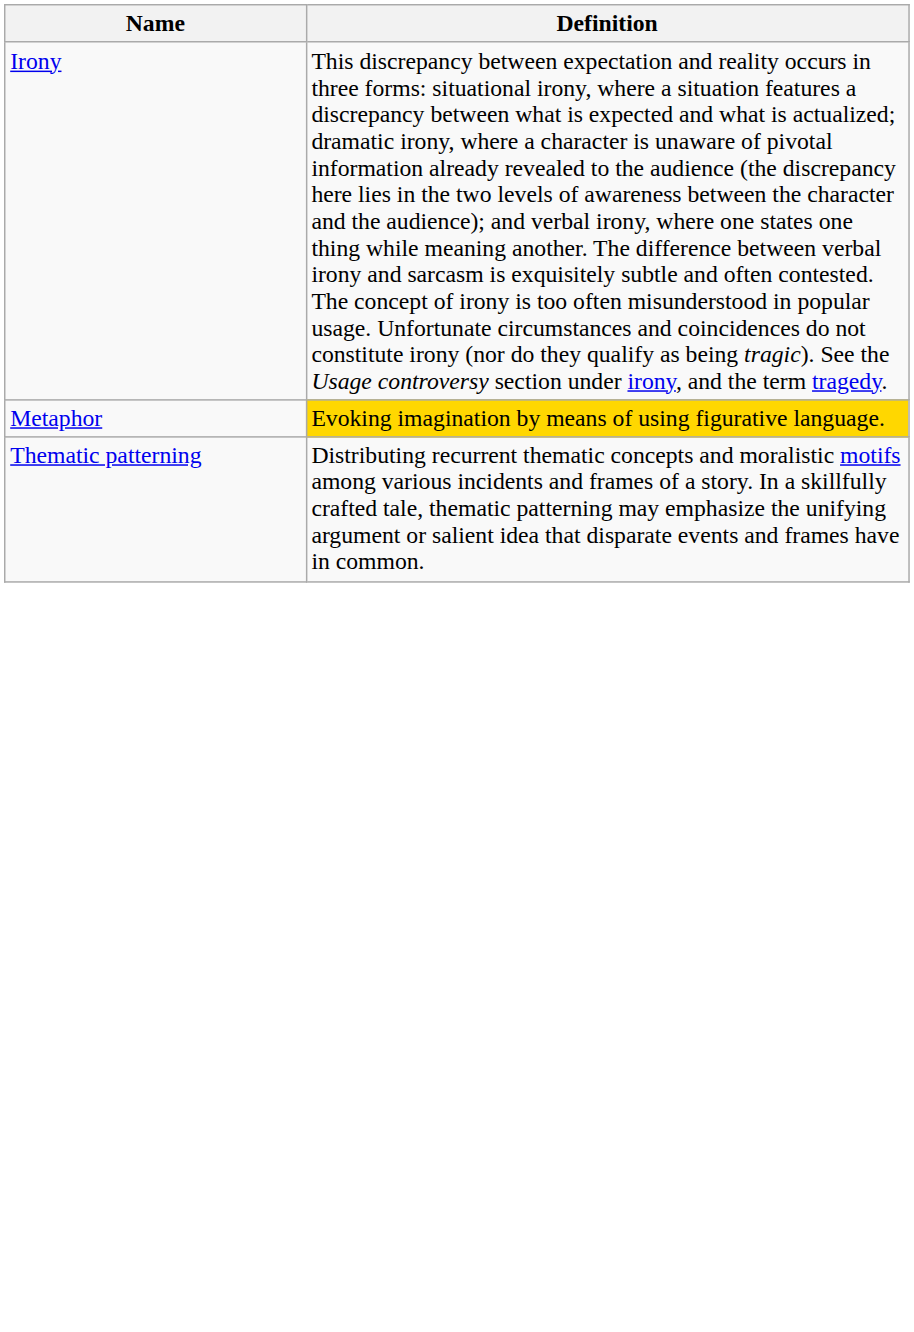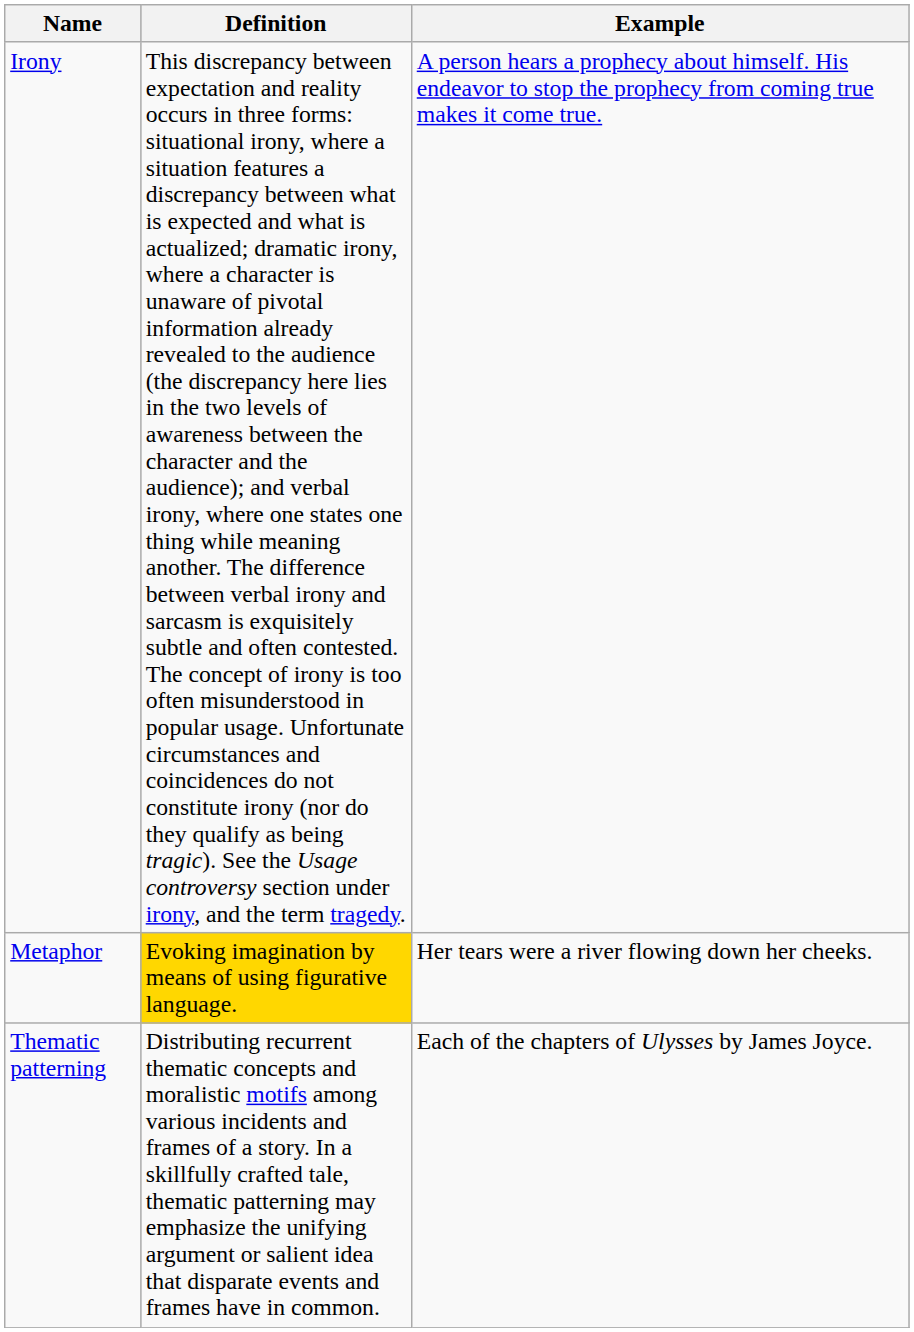+ column: (660, 23)
